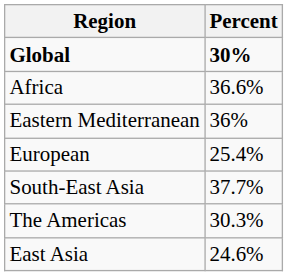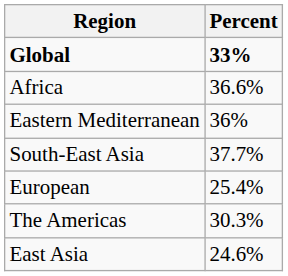(230, 54) 30% -> (230, 54) 33%
rows swapped: (50, 154) <-> (77, 187)
